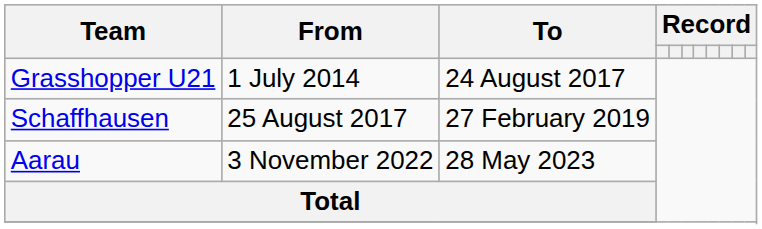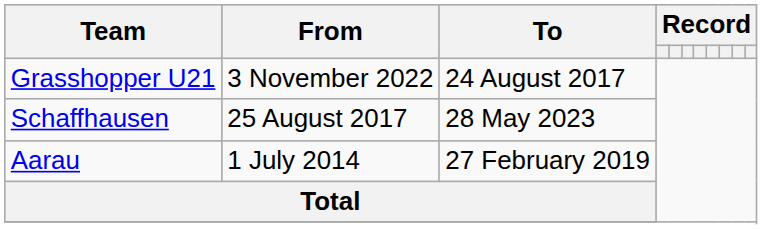(294, 78) 1 July 2014 -> (330, 78) 3 November 2022
(548, 119) 27 February 2019 -> (520, 119) 28 May 2023
(330, 160) 3 November 2022 -> (294, 160) 1 July 2014
(520, 160) 28 May 2023 -> (548, 160) 27 February 2019
